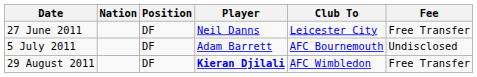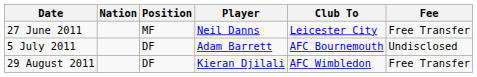(148, 30) DF -> (148, 30) MF
(241, 64) bold -> (241, 64) normal
